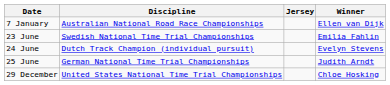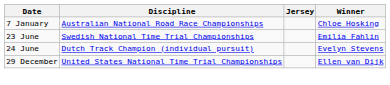(351, 23) Ellen van Dijk -> (348, 23) Chloe Hosking
- row: (23, 62)
(348, 74) Chloe Hosking -> (351, 62) Ellen van Dijk
